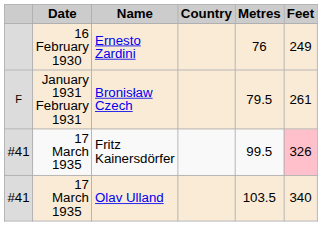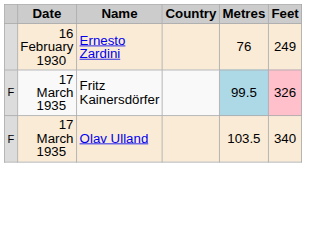- row: (124, 99)
(19, 152) #41 -> (11, 93) F
(259, 152) no background -> (244, 92) lightblue background
(19, 198) #41 -> (11, 139) F
